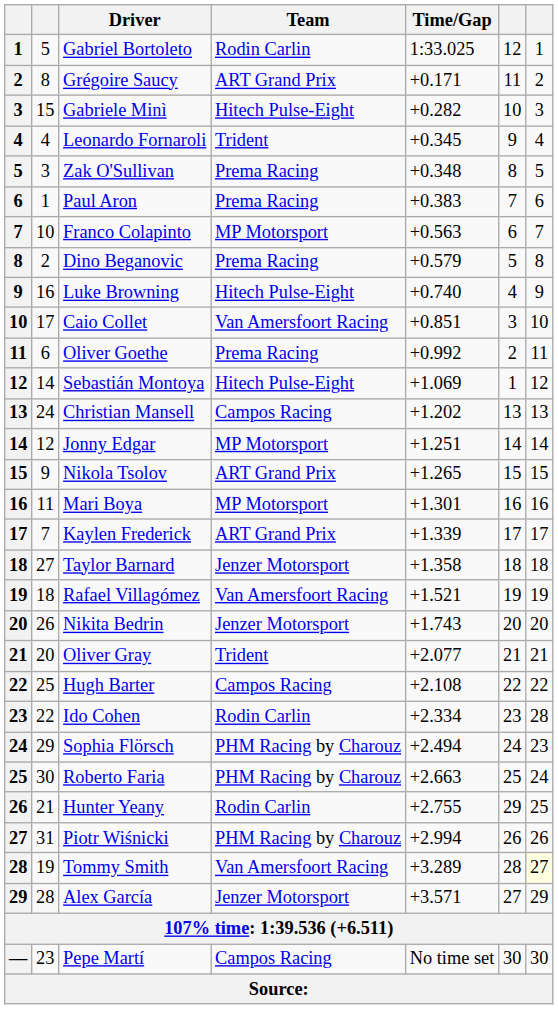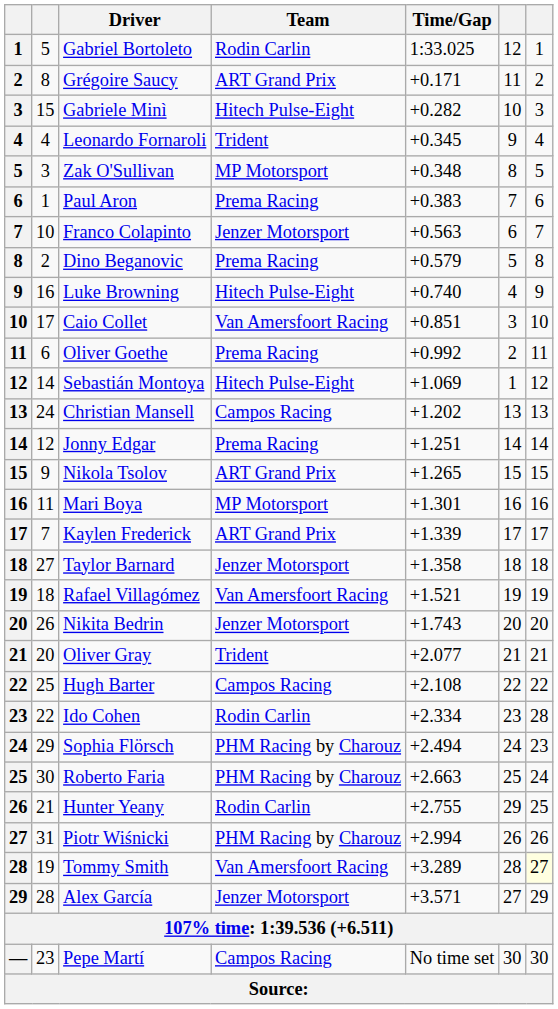(267, 170) Prema Racing -> (272, 170) MP Motorsport
(272, 231) MP Motorsport -> (282, 231) Jenzer Motorsport
(272, 443) MP Motorsport -> (267, 443) Prema Racing
